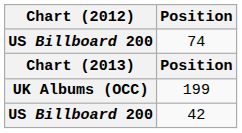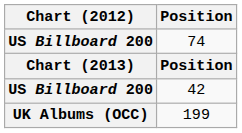rows swapped: (196, 91) <-> (196, 115)
